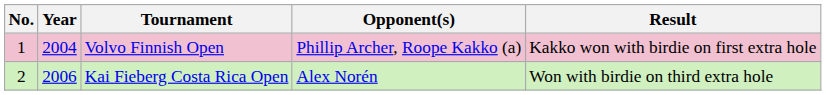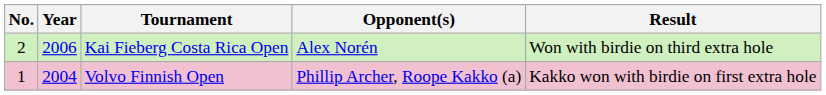rows swapped: (154, 47) <-> (187, 76)
